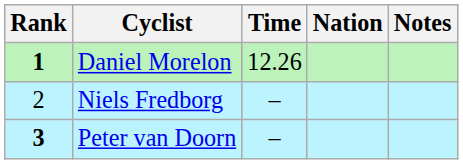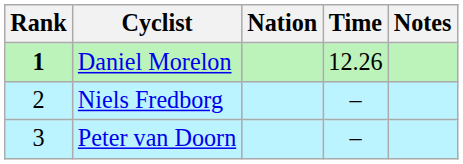columns swapped: (348, 23) <-> (275, 23)
(39, 138) bold -> (39, 138) normal
